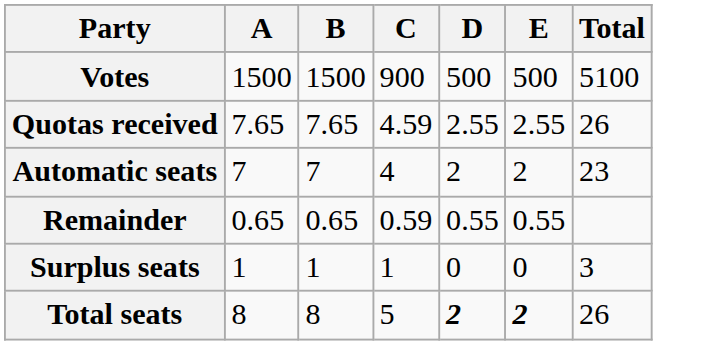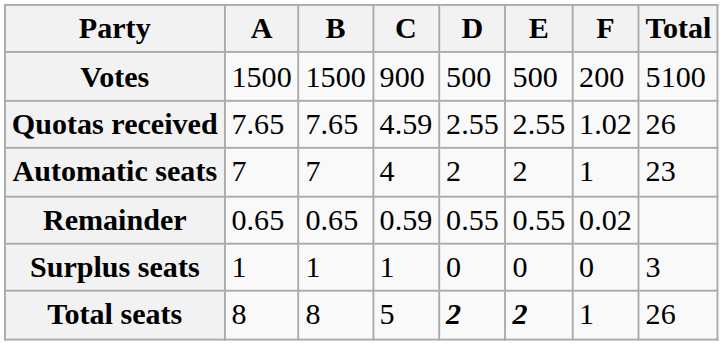+ column: (605, 28)
